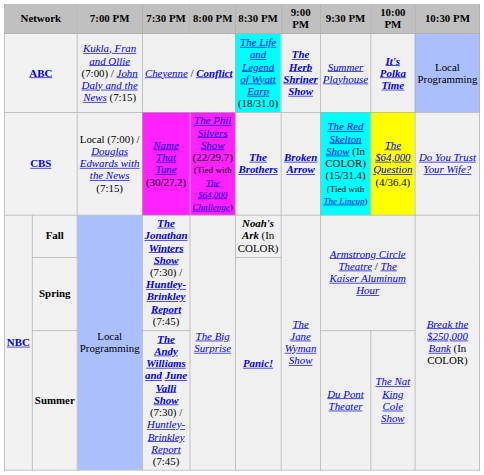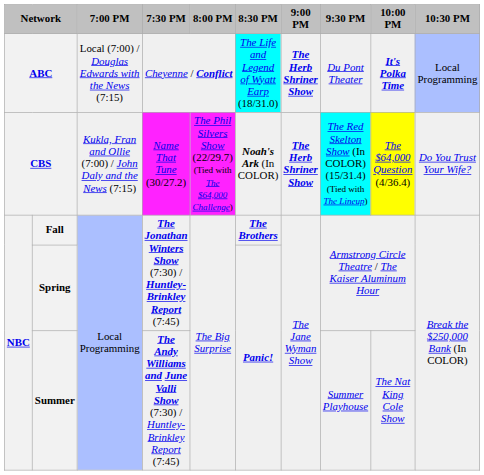(110, 73) Kukla, Fran and Ollie (7:00) / John Daly and the News (7:15) -> (110, 73) Local (7:00) / Douglas Edwards with the News (7:15)
(346, 73) Summer Playhouse -> (346, 73) Du Pont Theater
(110, 163) Local (7:00) / Douglas Edwards with the News (7:15) -> (110, 163) Kukla, Fran and Ollie (7:00) / John Daly and the News (7:15)
(258, 163) The Brothers -> (258, 163) Noah's Ark (In COLOR)
(301, 163) Broken Arrow -> (301, 163) The Herb Shriner Show
(258, 236) Noah's Ark (In COLOR) -> (258, 230) The Brothers
(346, 400) Du Pont Theater -> (346, 400) Summer Playhouse
